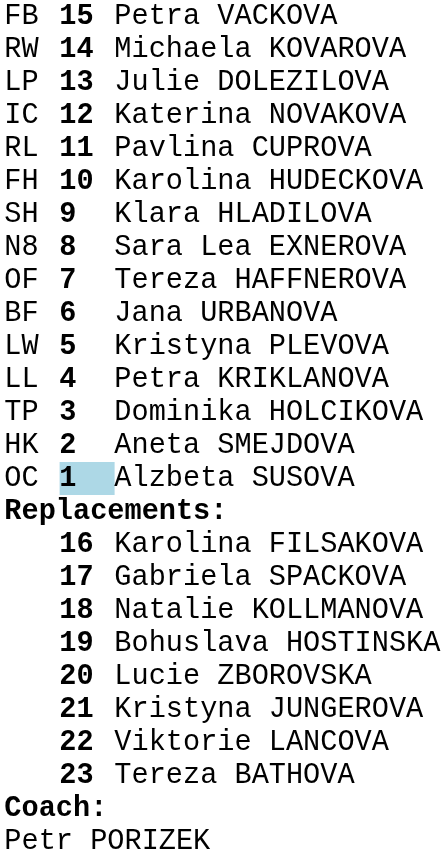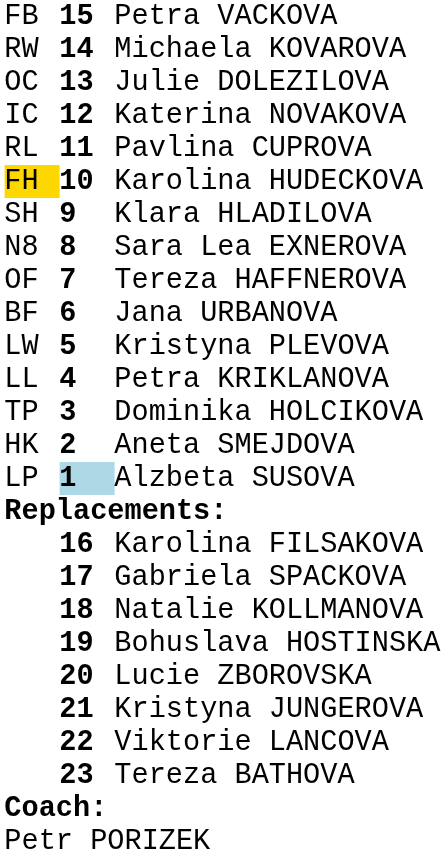(21, 82) LP -> (21, 82) OC
(21, 182) no background -> (21, 182) gold background
(21, 478) OC -> (21, 478) LP
